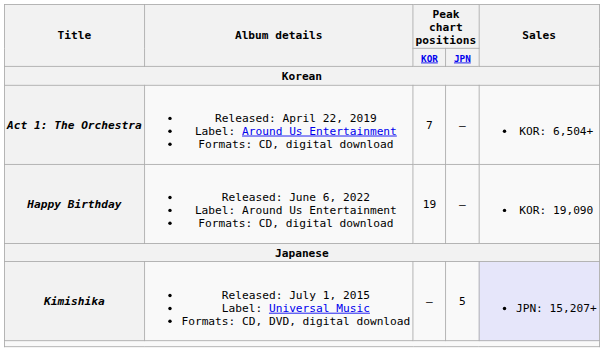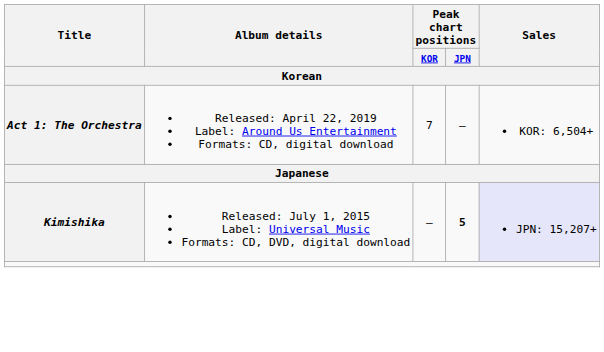- row: (74, 204)
(462, 301) normal -> (462, 222) bold
